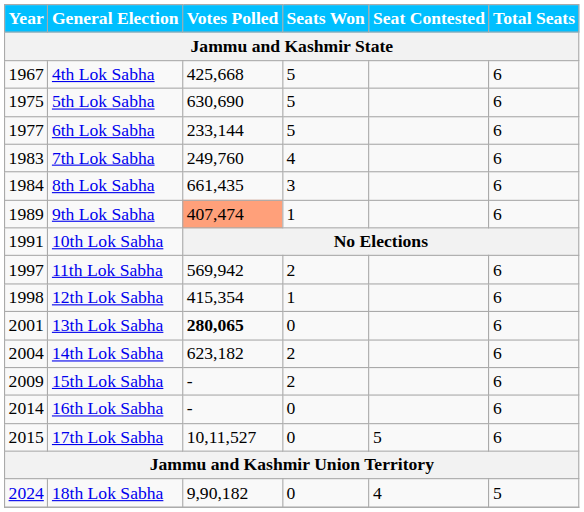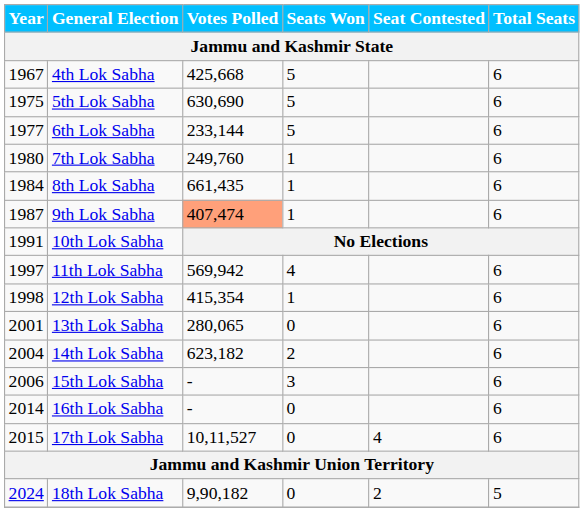(26, 158) 1983 -> (26, 158) 1980
(291, 158) 4 -> (291, 158) 1
(291, 185) 3 -> (291, 185) 1
(26, 213) 1989 -> (26, 213) 1987
(291, 269) 2 -> (291, 269) 4
(215, 325) bold -> (215, 325) normal
(26, 381) 2009 -> (26, 381) 2006
(291, 381) 2 -> (291, 381) 3
(377, 437) 5 -> (377, 437) 4
(377, 492) 4 -> (377, 492) 2
